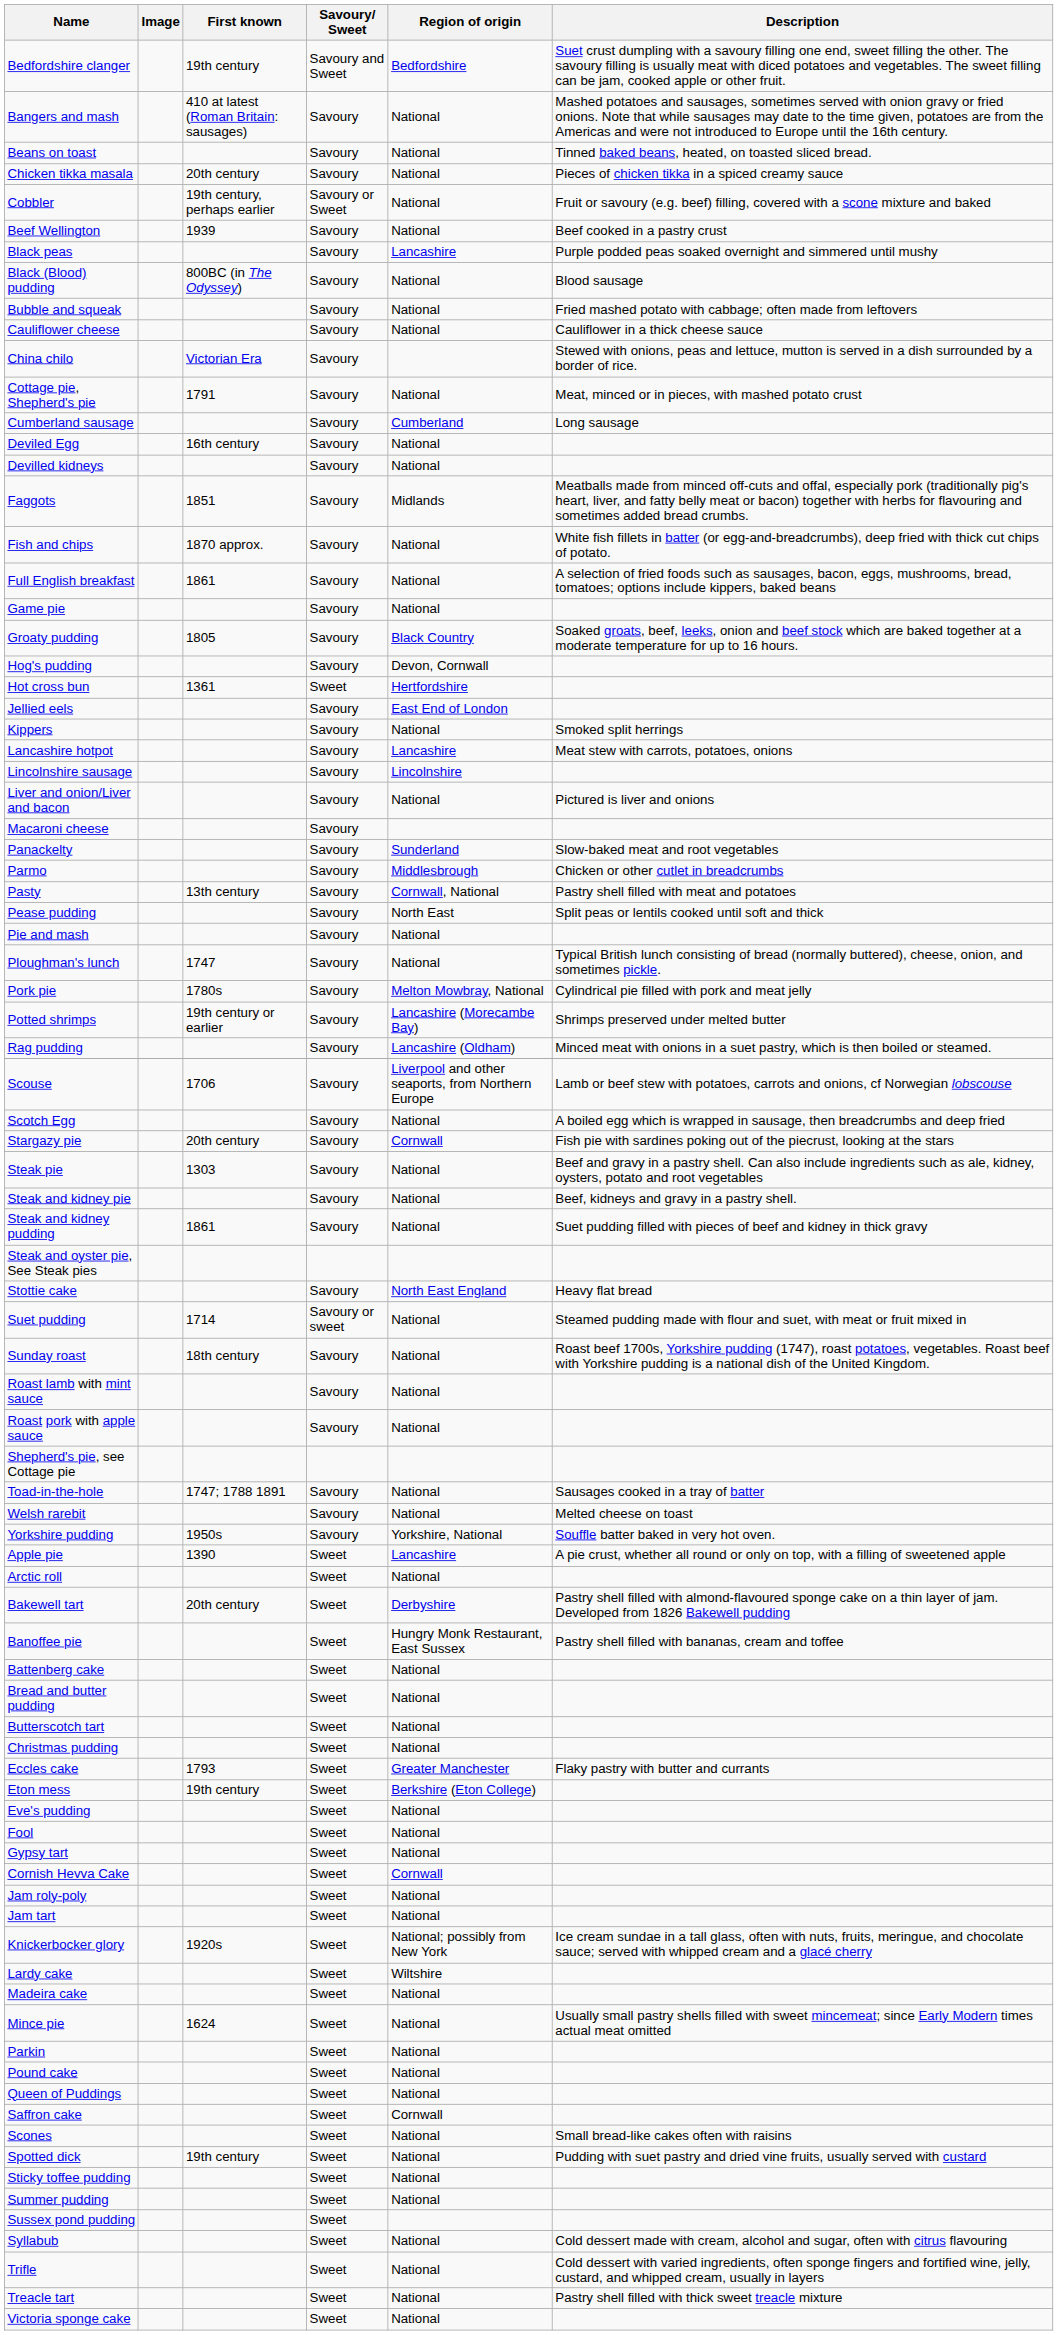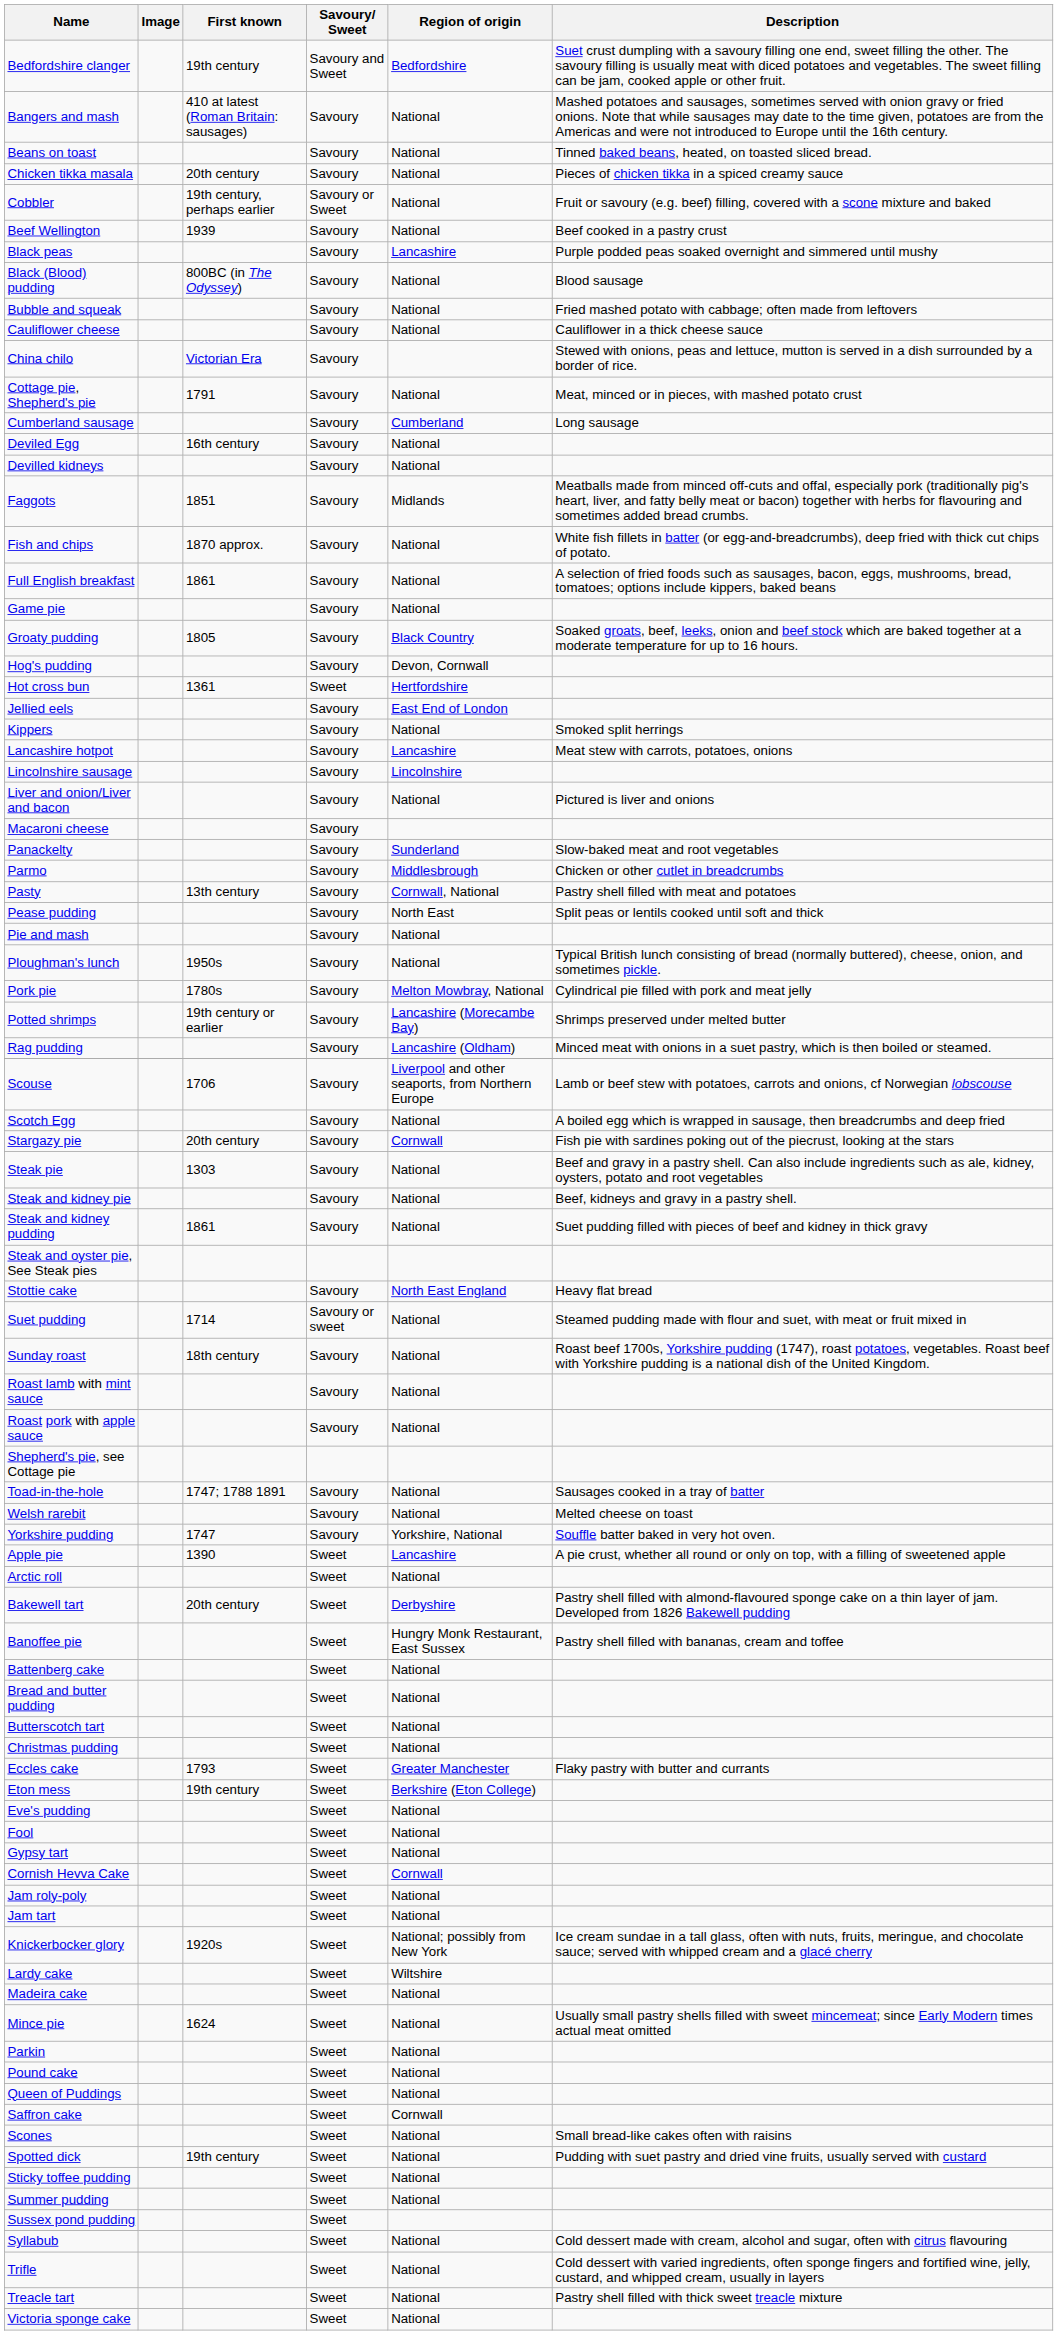(201, 962) 1747 -> (204, 962) 1950s
(204, 1534) 1950s -> (201, 1534) 1747
